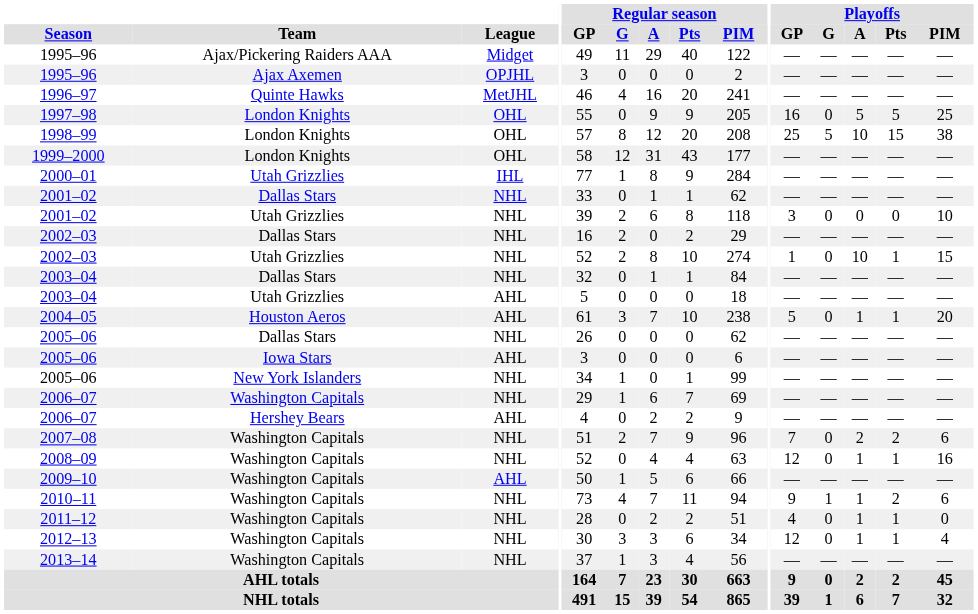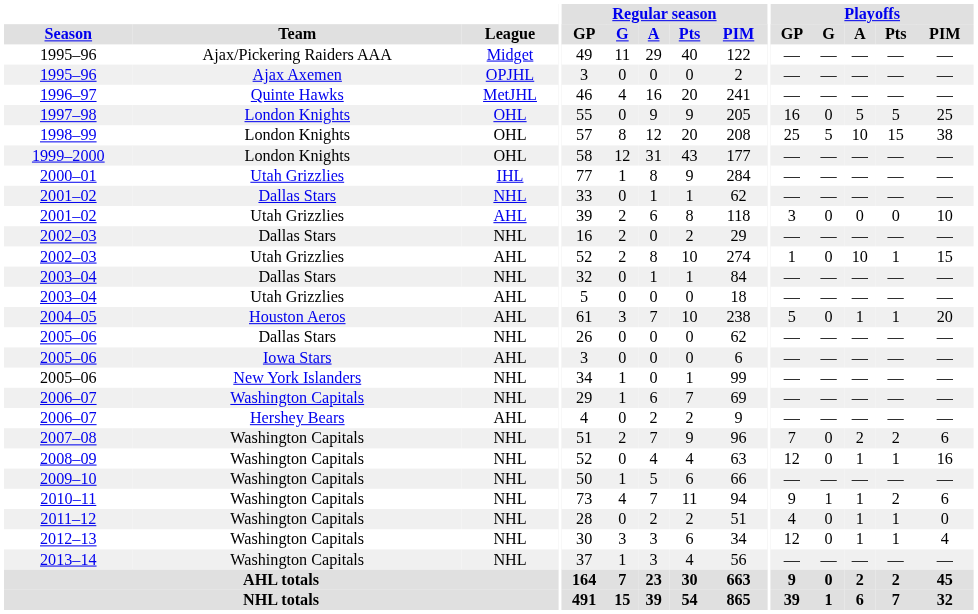(510, 216) NHL -> (510, 216) AHL
(510, 256) NHL -> (510, 256) AHL
(510, 478) AHL -> (510, 478) NHL
